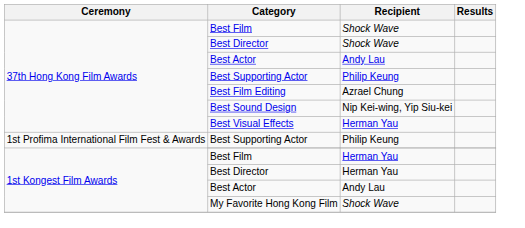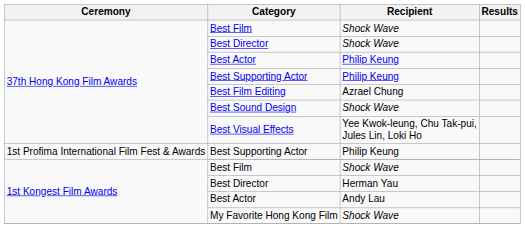(364, 60) Andy Lau -> (371, 60) Philip Keung
(397, 108) Nip Kei-wing, Yip Siu-kei -> (371, 108) Shock Wave
(370, 124) Herman Yau -> (410, 130) Yee Kwok-leung, Chu Tak-pui, Jules Lin, Loki Ho
(370, 156) Herman Yau -> (371, 167) Shock Wave
